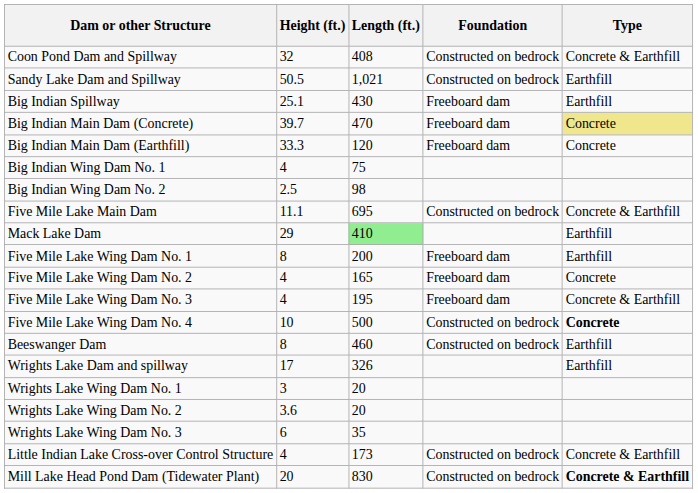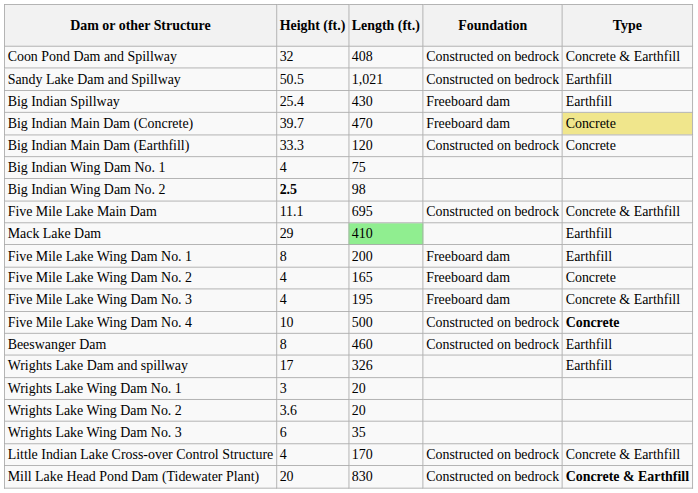(292, 101) 25.1 -> (292, 101) 25.4
(468, 145) Freeboard dam -> (493, 145) Constructed on bedrock
(288, 189) normal -> (288, 189) bold
(362, 454) 173 -> (362, 454) 170
